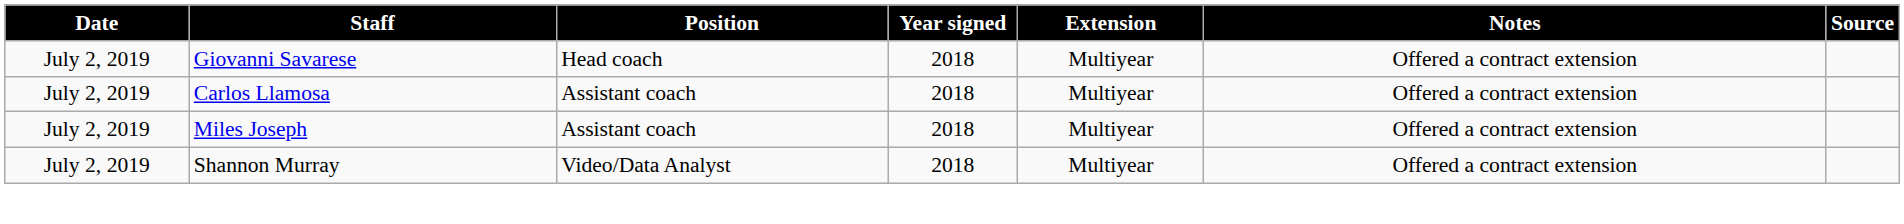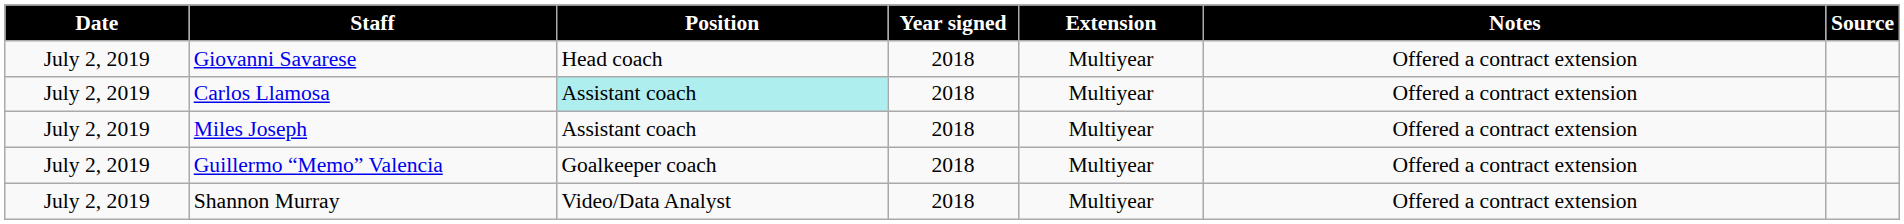(629, 93) no background -> (629, 93) paleturquoise background
+ row: (318, 165)
